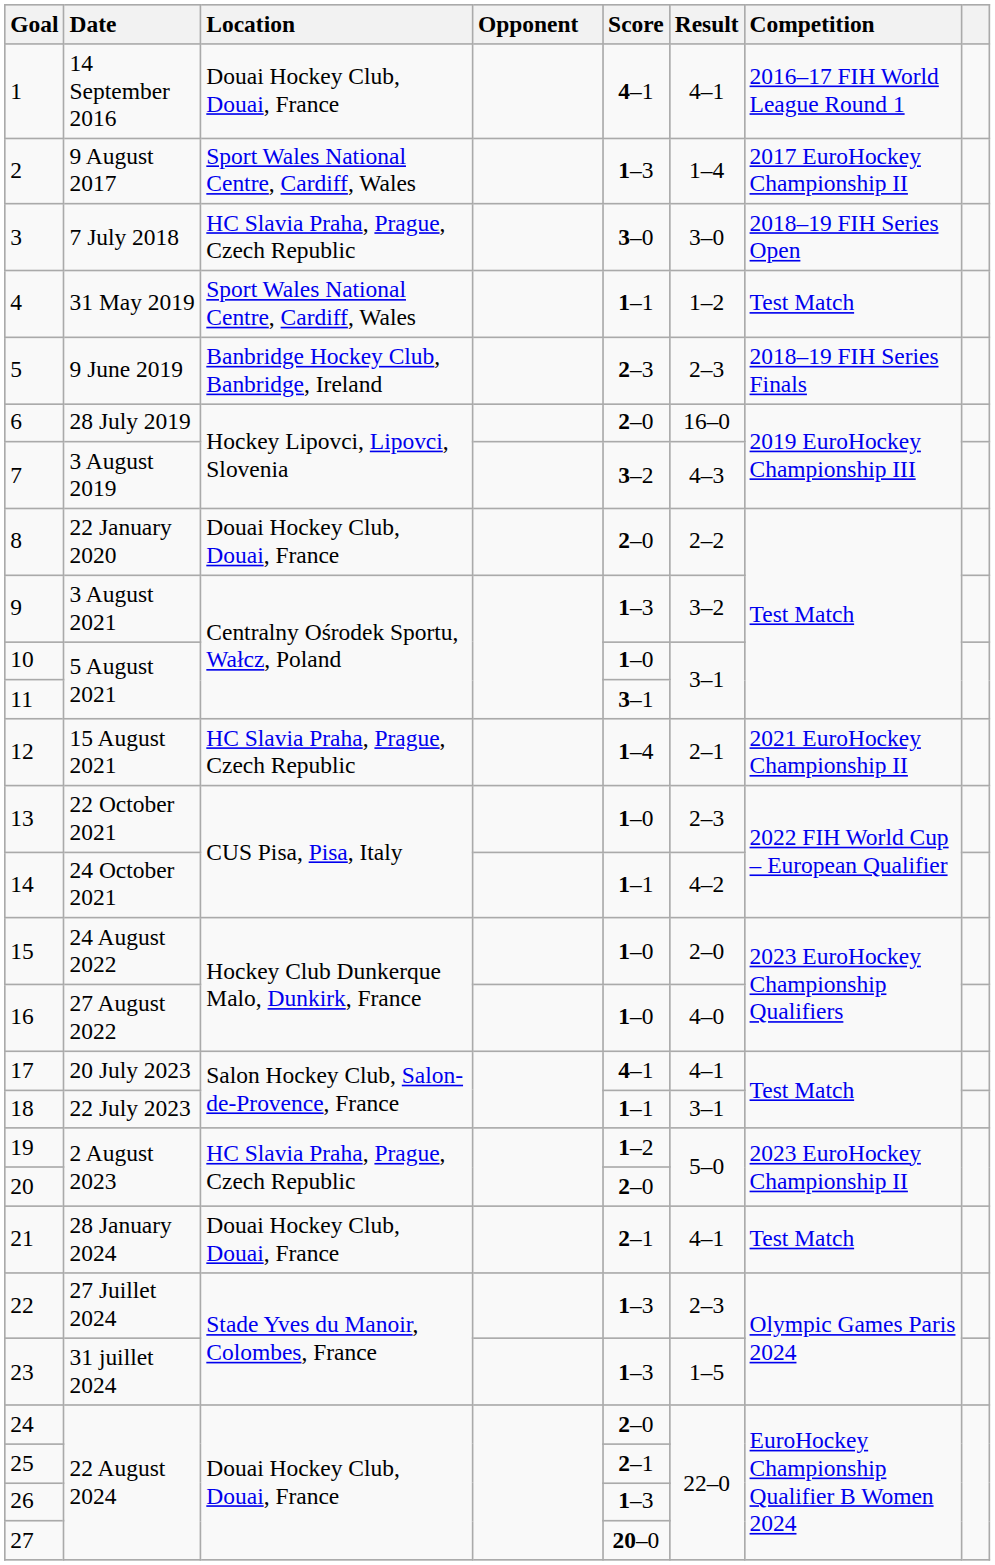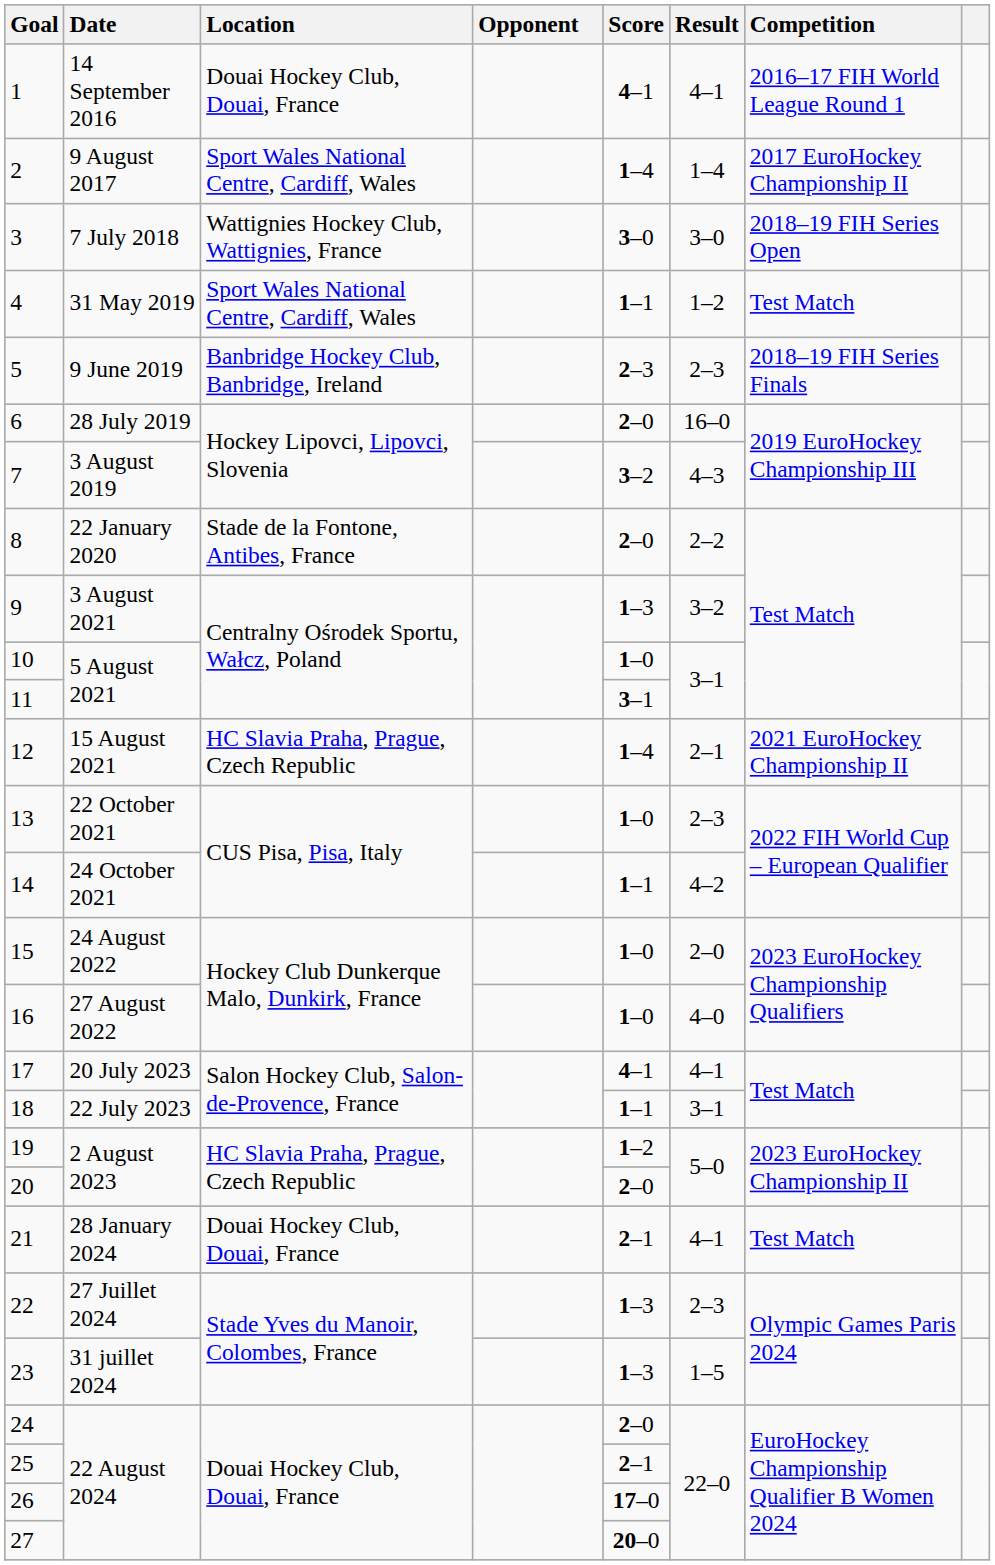(636, 170) 1–3 -> (636, 170) 1–4
(326, 237) HC Slavia Praha, Prague, Czech Republic -> (324, 237) Wattignies Hockey Club, Wattignies, France
(303, 541) Douai Hockey Club, Douai, France -> (302, 541) Stade de la Fontone, Antibes, France
(636, 1501) 1–3 -> (636, 1501) 17–0
